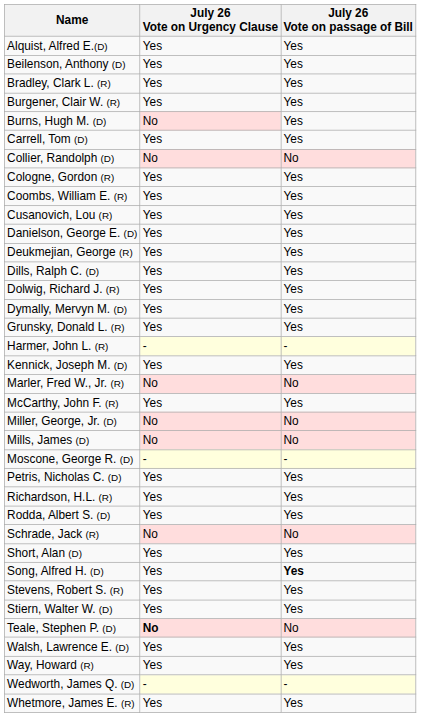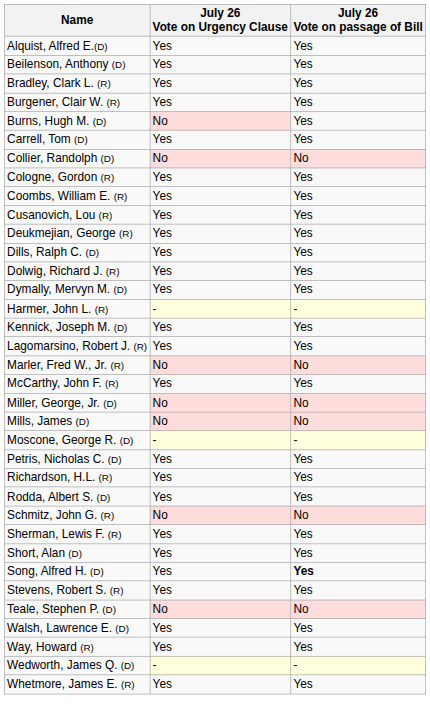- row: (72, 233)
- row: (66, 327)
+ row: (77, 346)
+ row: (61, 515)
- row: (53, 534)
+ row: (64, 534)
- row: (60, 609)
(151, 628) bold -> (160, 609) normal
